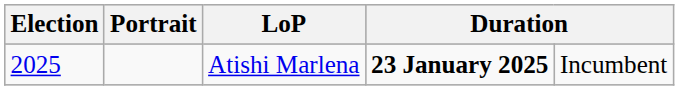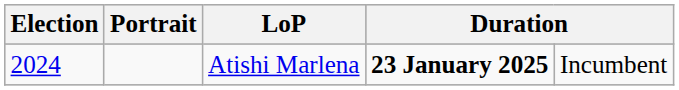(36, 64) 2025 -> (36, 64) 2024
